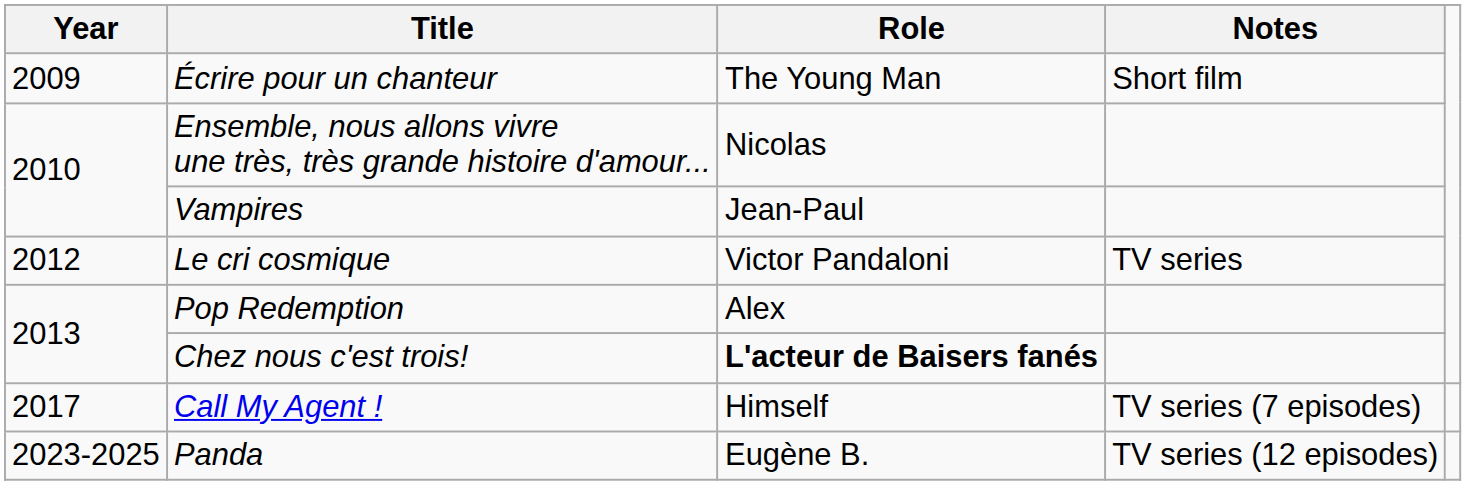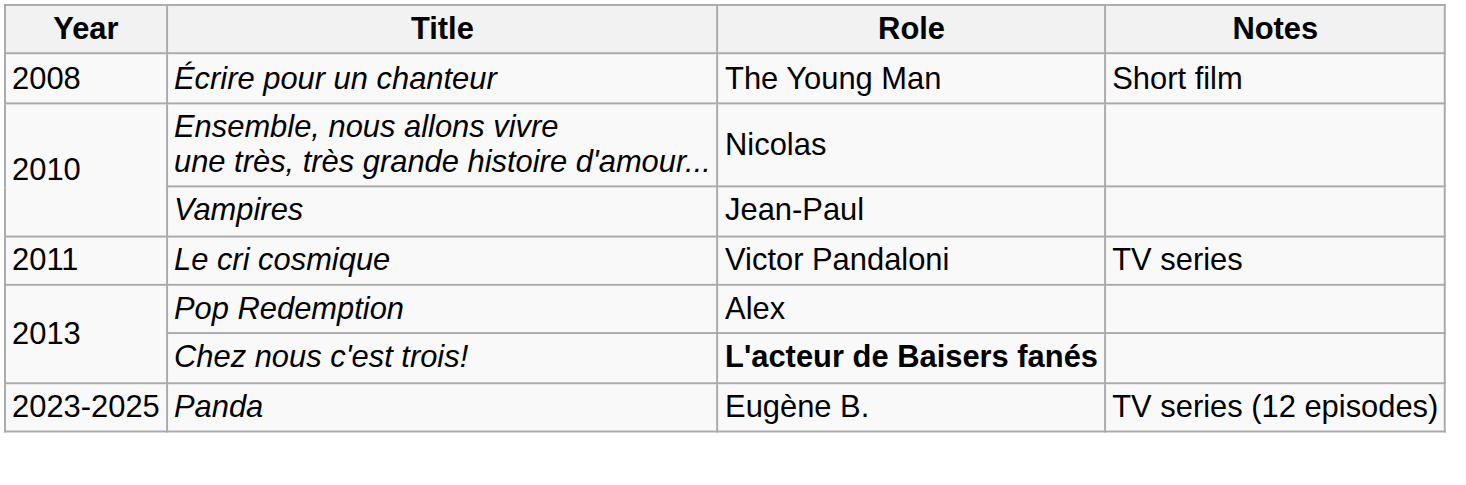(46, 77) 2009 -> (46, 77) 2008
(46, 259) 2012 -> (45, 259) 2011
- row: (278, 406)
